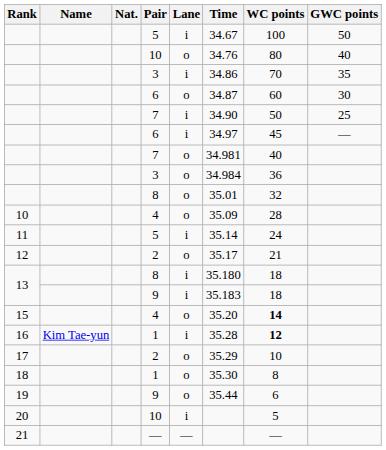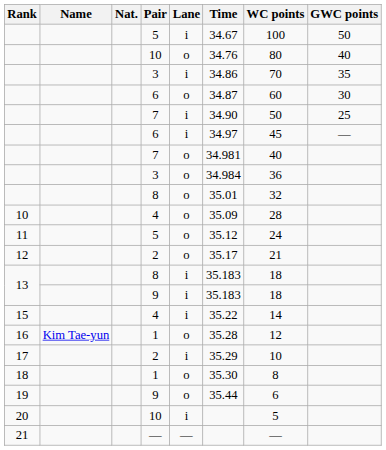(186, 235) i -> (186, 235) o
(223, 235) 35.14 -> (223, 235) 35.12
(223, 275) 35.180 -> (223, 275) 35.183
(186, 315) o -> (186, 315) i
(223, 315) 35.20 -> (223, 315) 35.22
(276, 315) bold -> (276, 315) normal
(186, 335) i -> (186, 335) o
(276, 335) bold -> (276, 335) normal
(186, 355) o -> (186, 355) i
